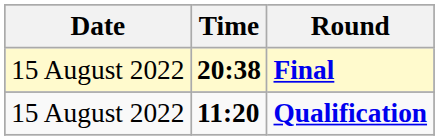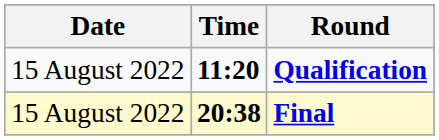rows swapped: (350, 112) <-> (304, 69)
